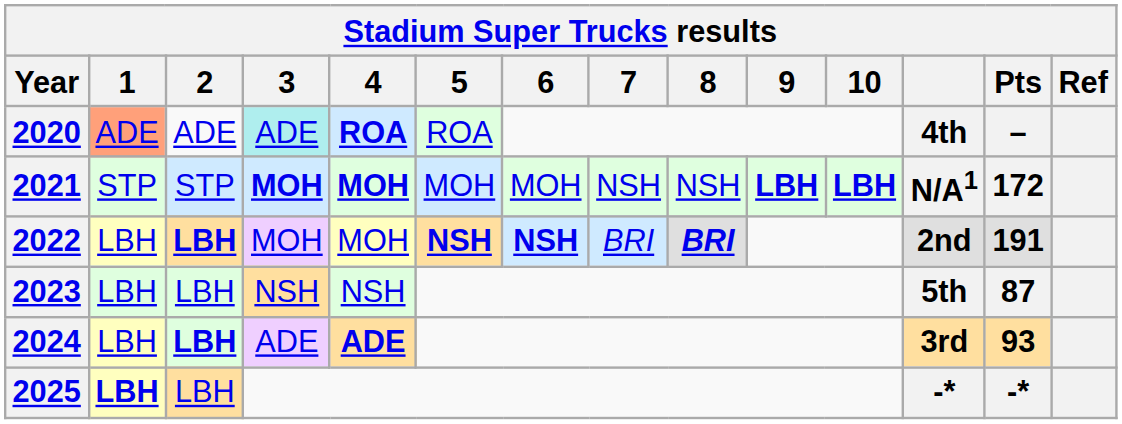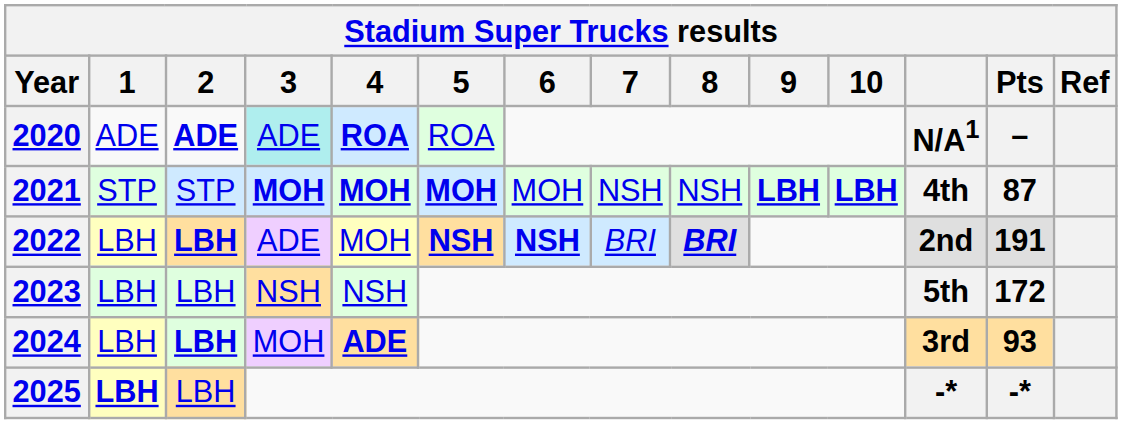(127, 132) lightsalmon background -> (127, 135) no background
(205, 132) normal -> (206, 135) bold
(944, 132) 4th -> (946, 135) N/A1
(459, 186) normal -> (461, 190) bold
(944, 186) N/A1 -> (946, 190) 4th
(1018, 186) 172 -> (1020, 190) 87
(287, 241) MOH -> (289, 241) ADE
(1018, 291) 87 -> (1020, 291) 172
(287, 342) ADE -> (289, 342) MOH
